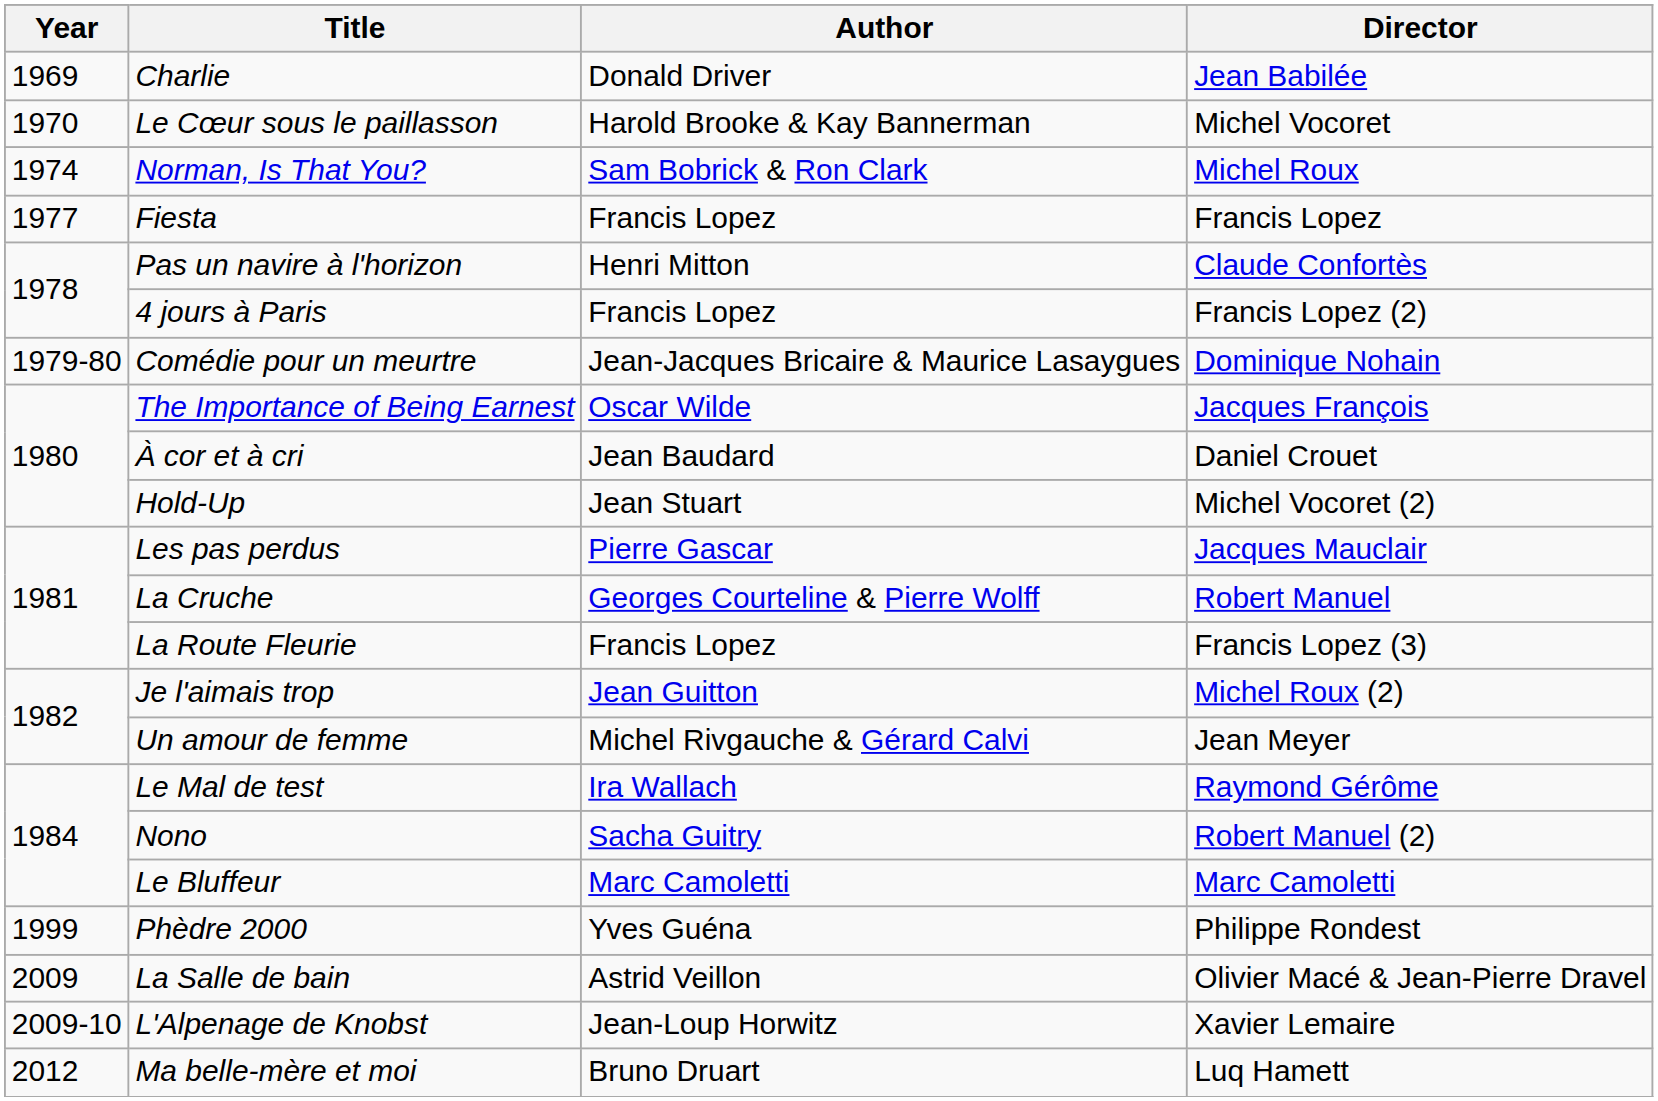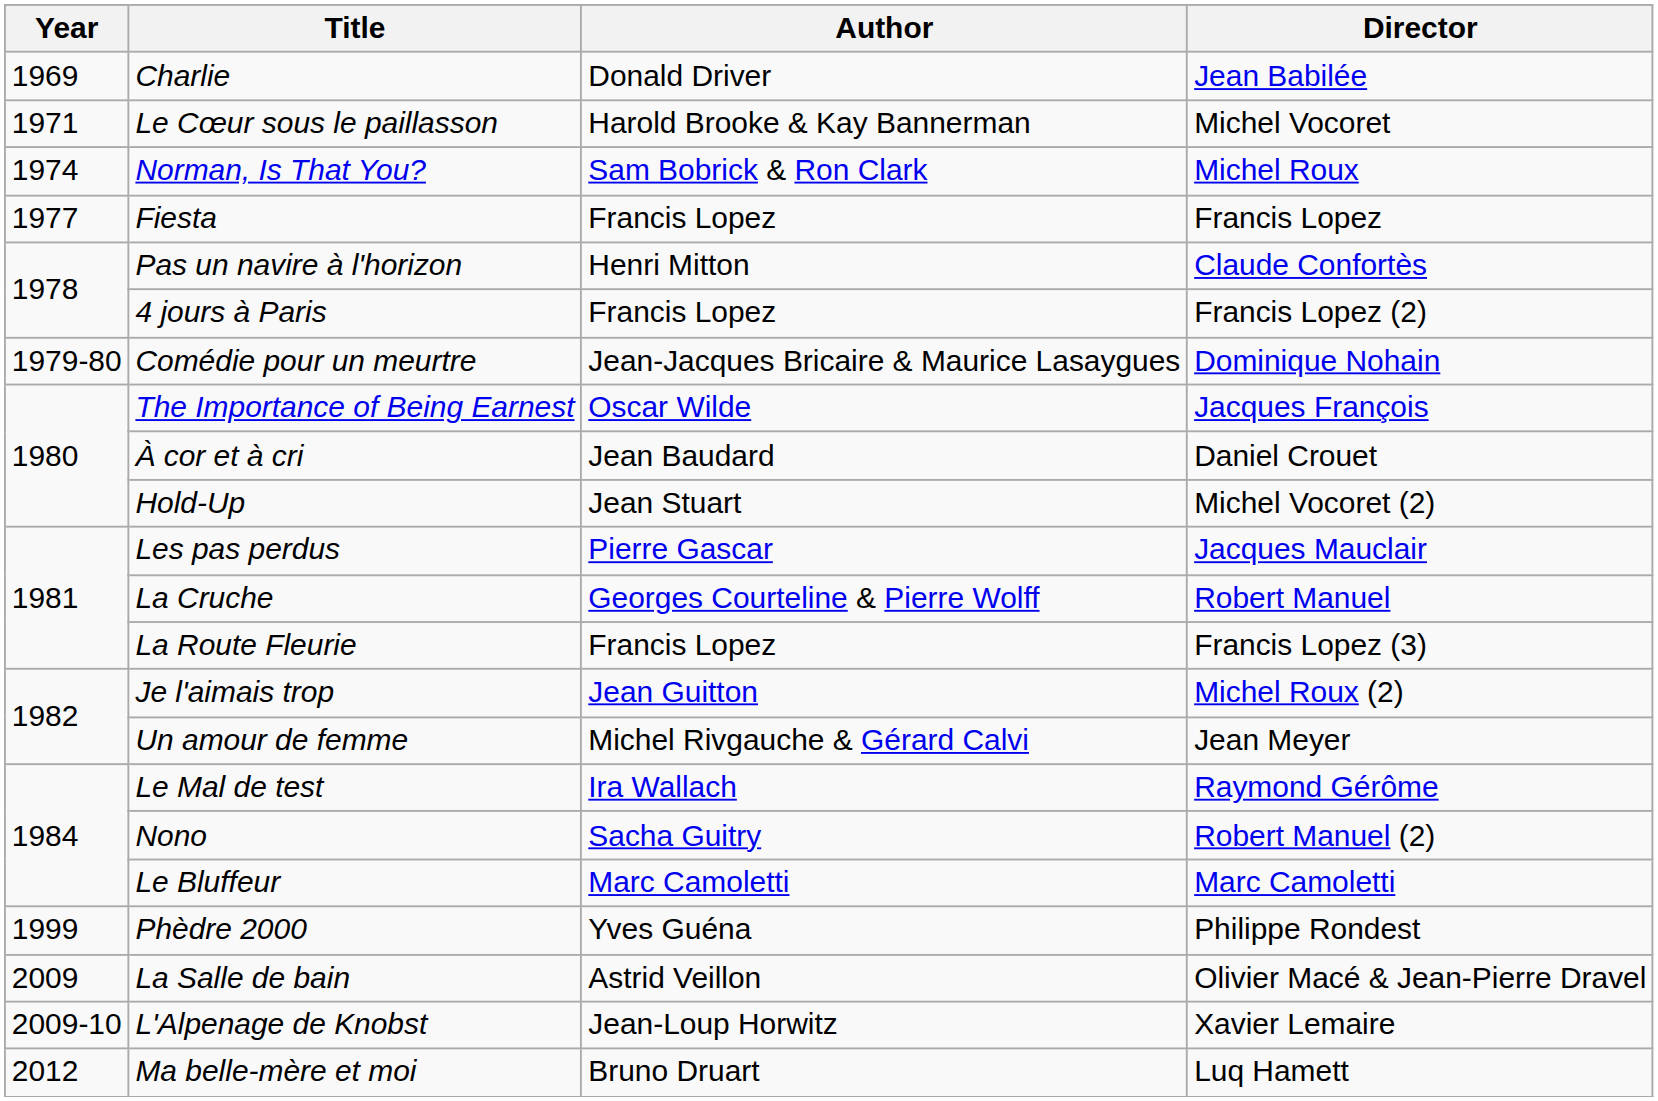(45, 123) 1970 -> (45, 123) 1971
